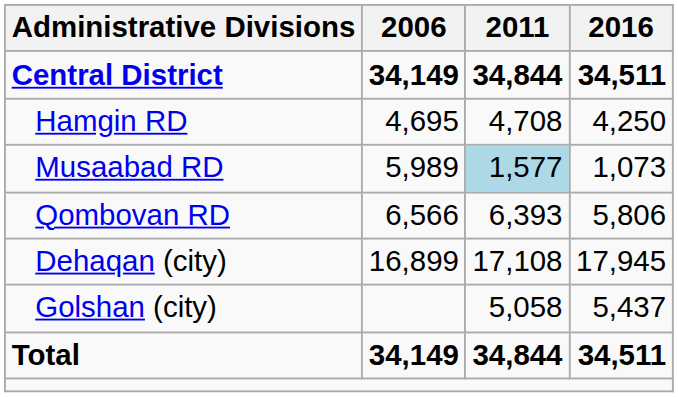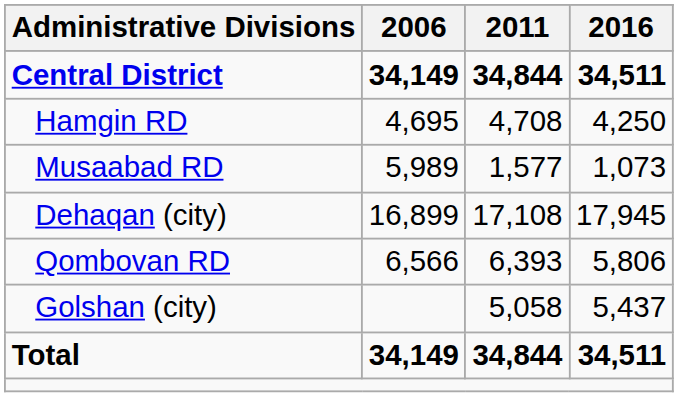(526, 167) lightblue background -> (526, 167) no background
rows swapped: (133, 214) <-> (131, 261)
